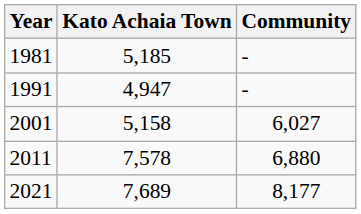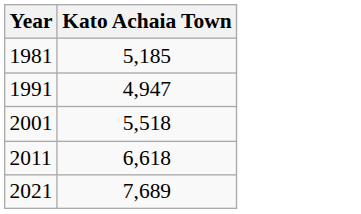- column: (296, 21)
(147, 123) 5,158 -> (147, 123) 5,518
(147, 157) 7,578 -> (147, 157) 6,618
